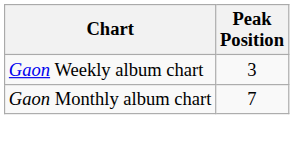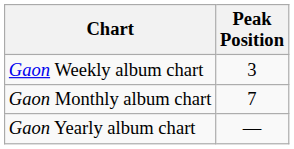+ row: (102, 128)
